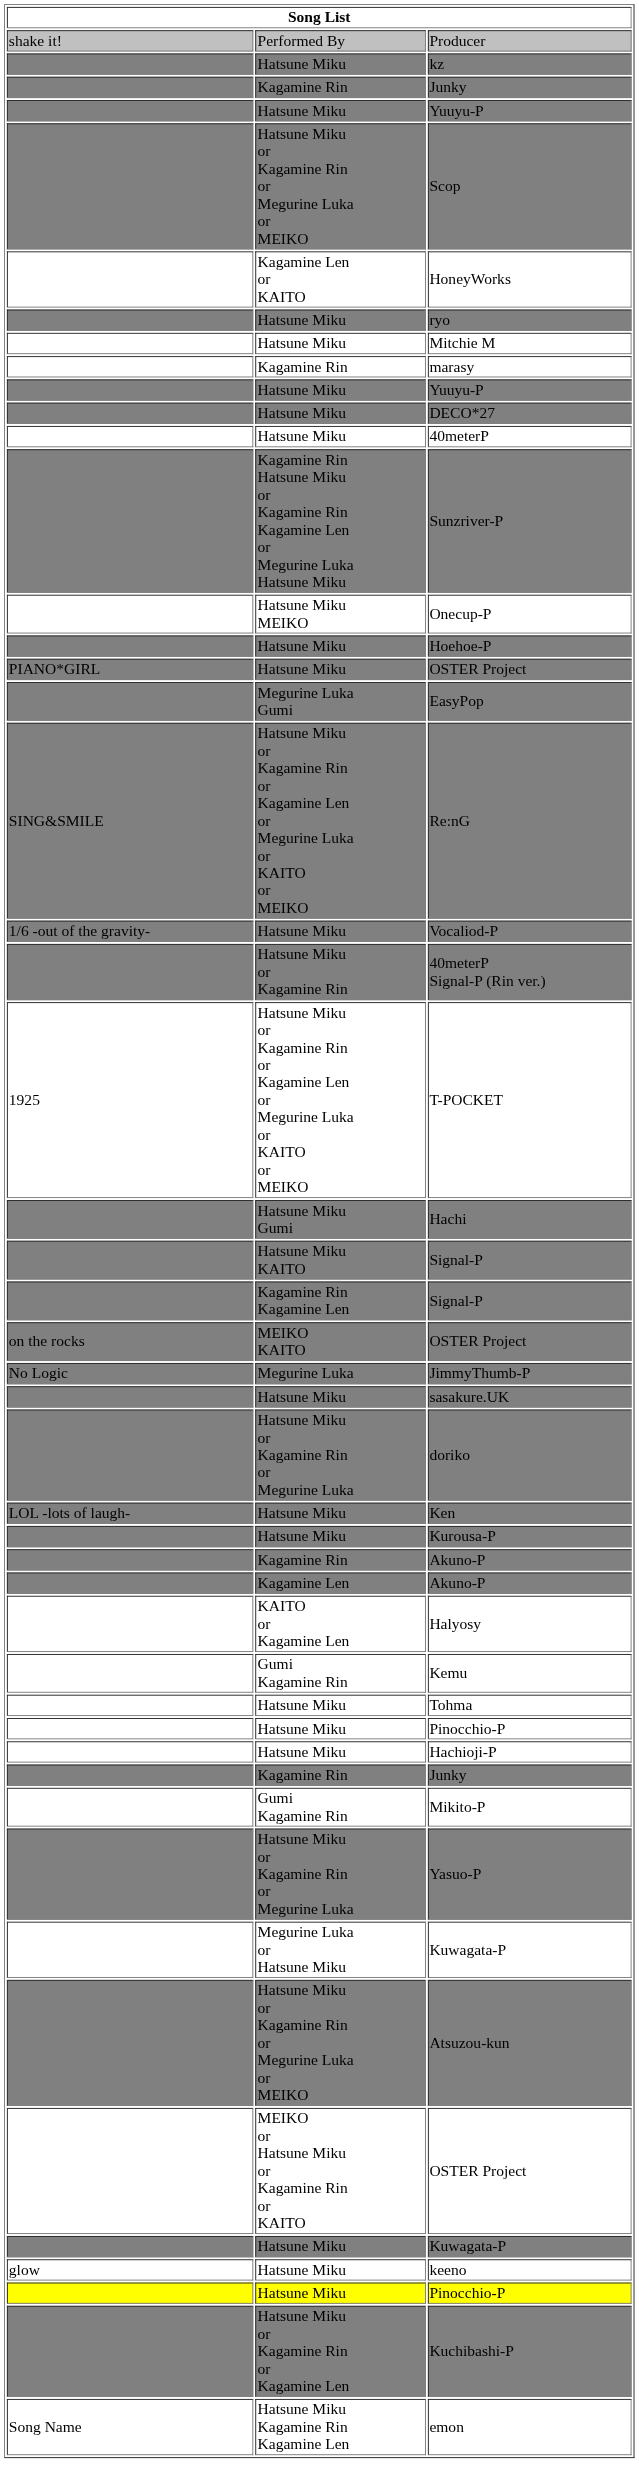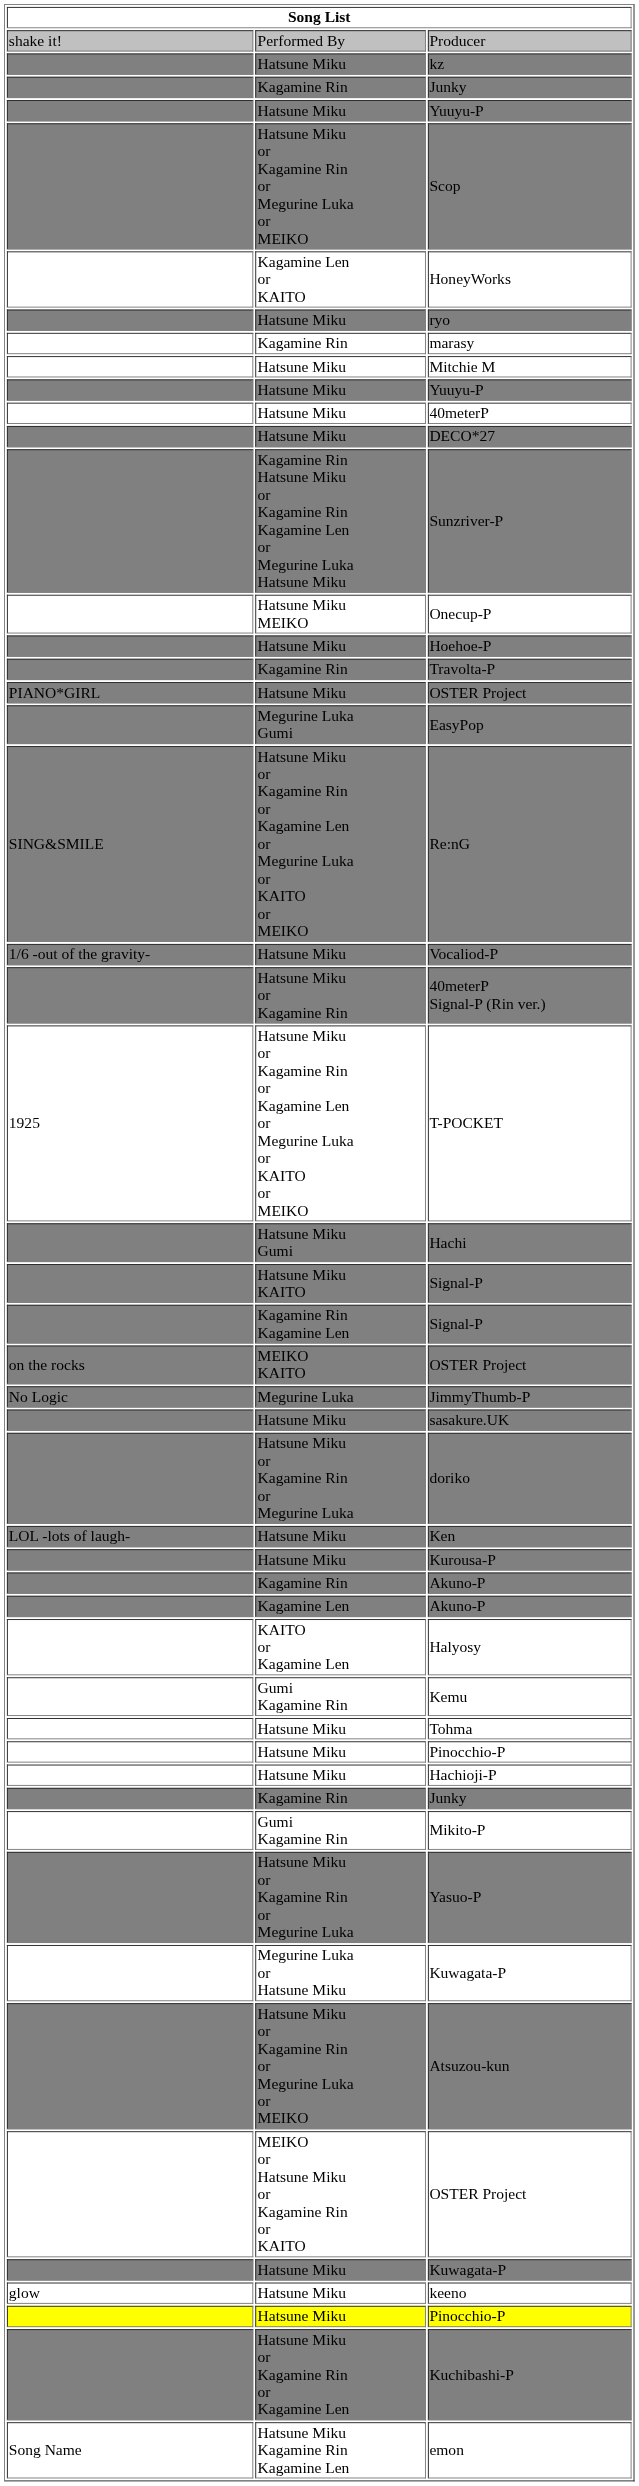rows swapped: (303, 366) <-> (302, 343)
rows swapped: (302, 413) <-> (302, 436)
+ row: (303, 669)
